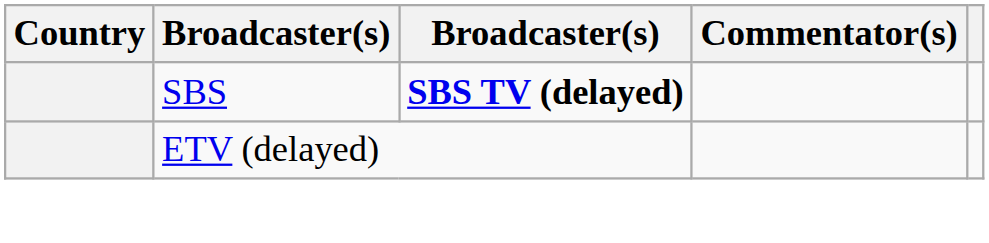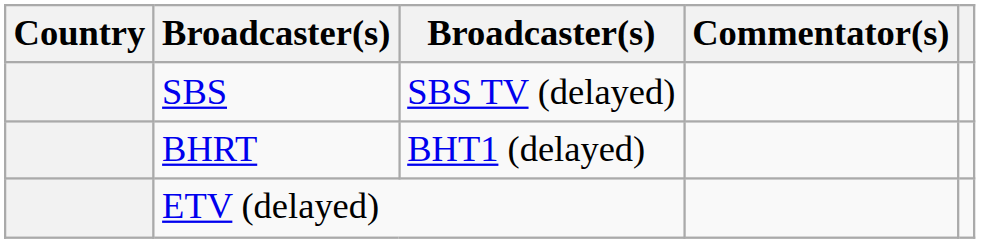(545, 91) bold -> (541, 91) normal
+ row: (210, 149)
